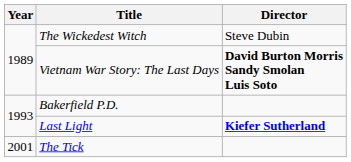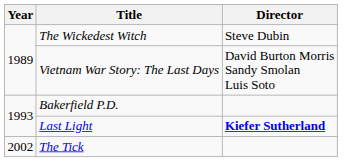(284, 70) bold -> (280, 70) normal
(20, 146) 2001 -> (20, 146) 2002
